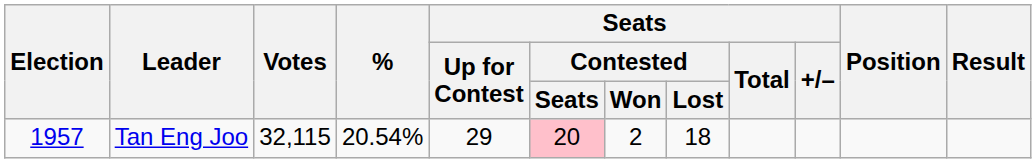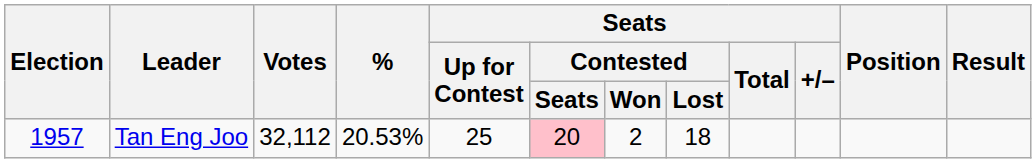(295, 137) 32,115 -> (295, 137) 32,112
(383, 137) 20.54% -> (383, 137) 20.53%
(479, 137) 29 -> (479, 137) 25
